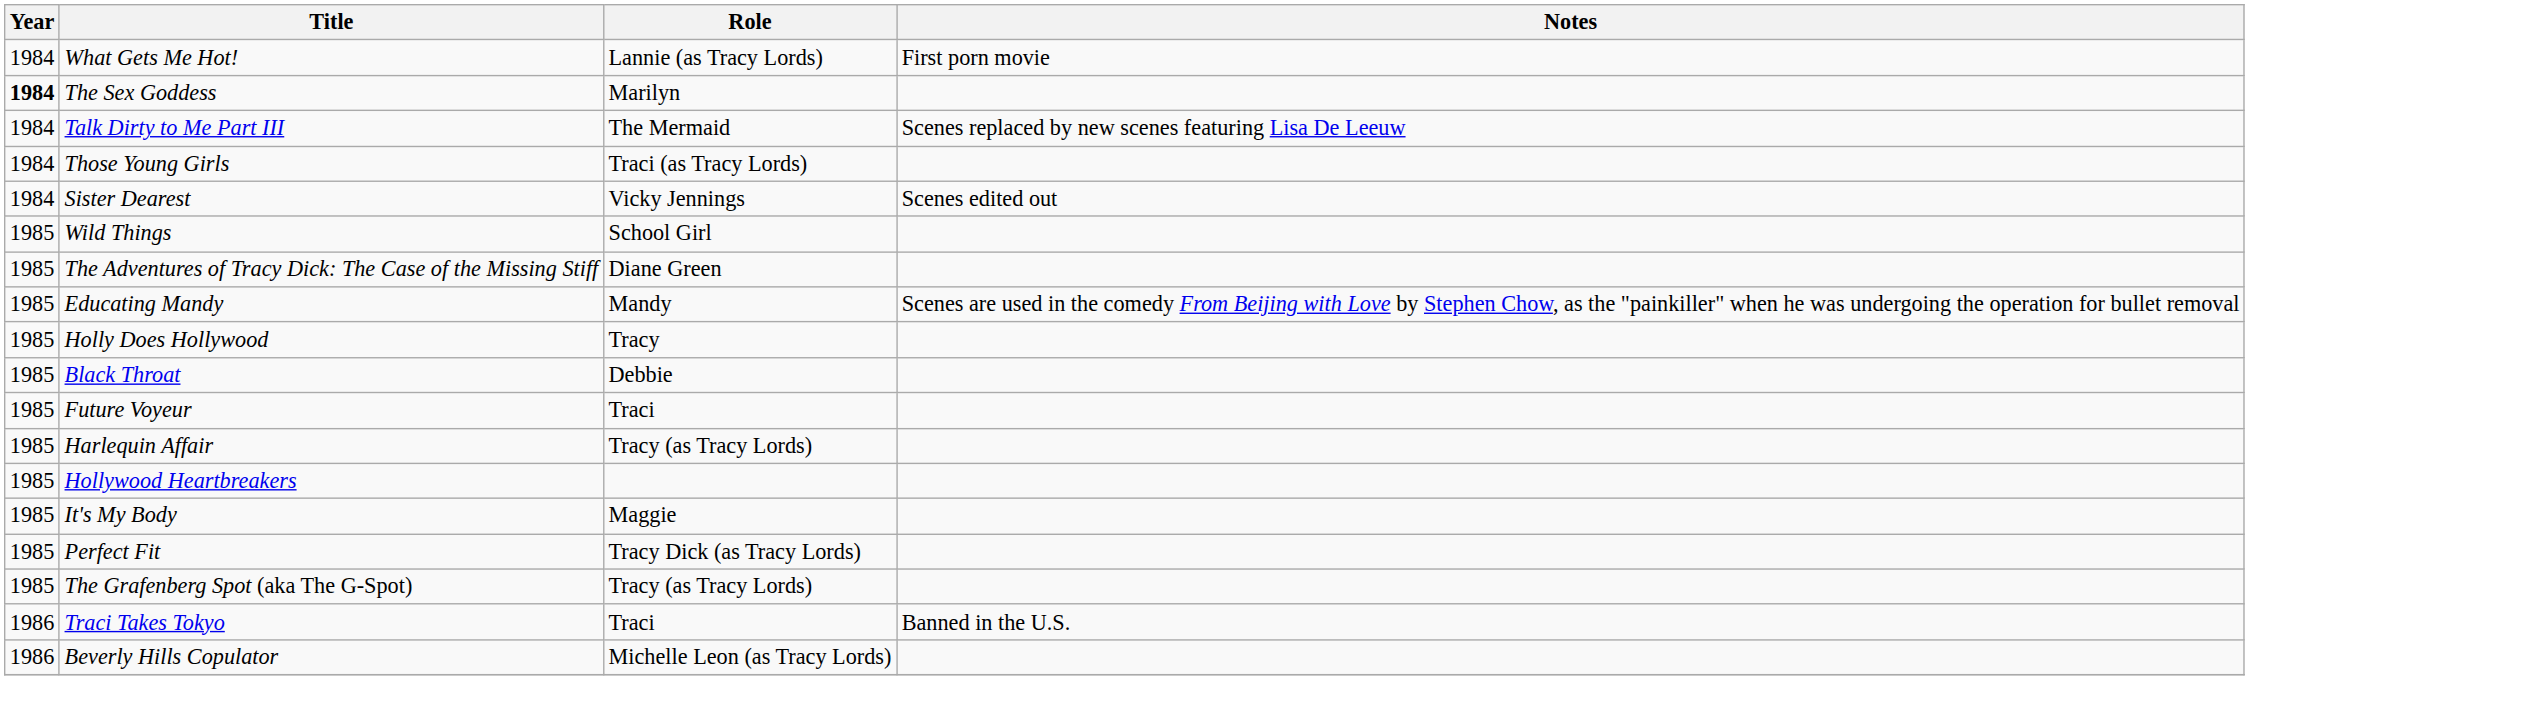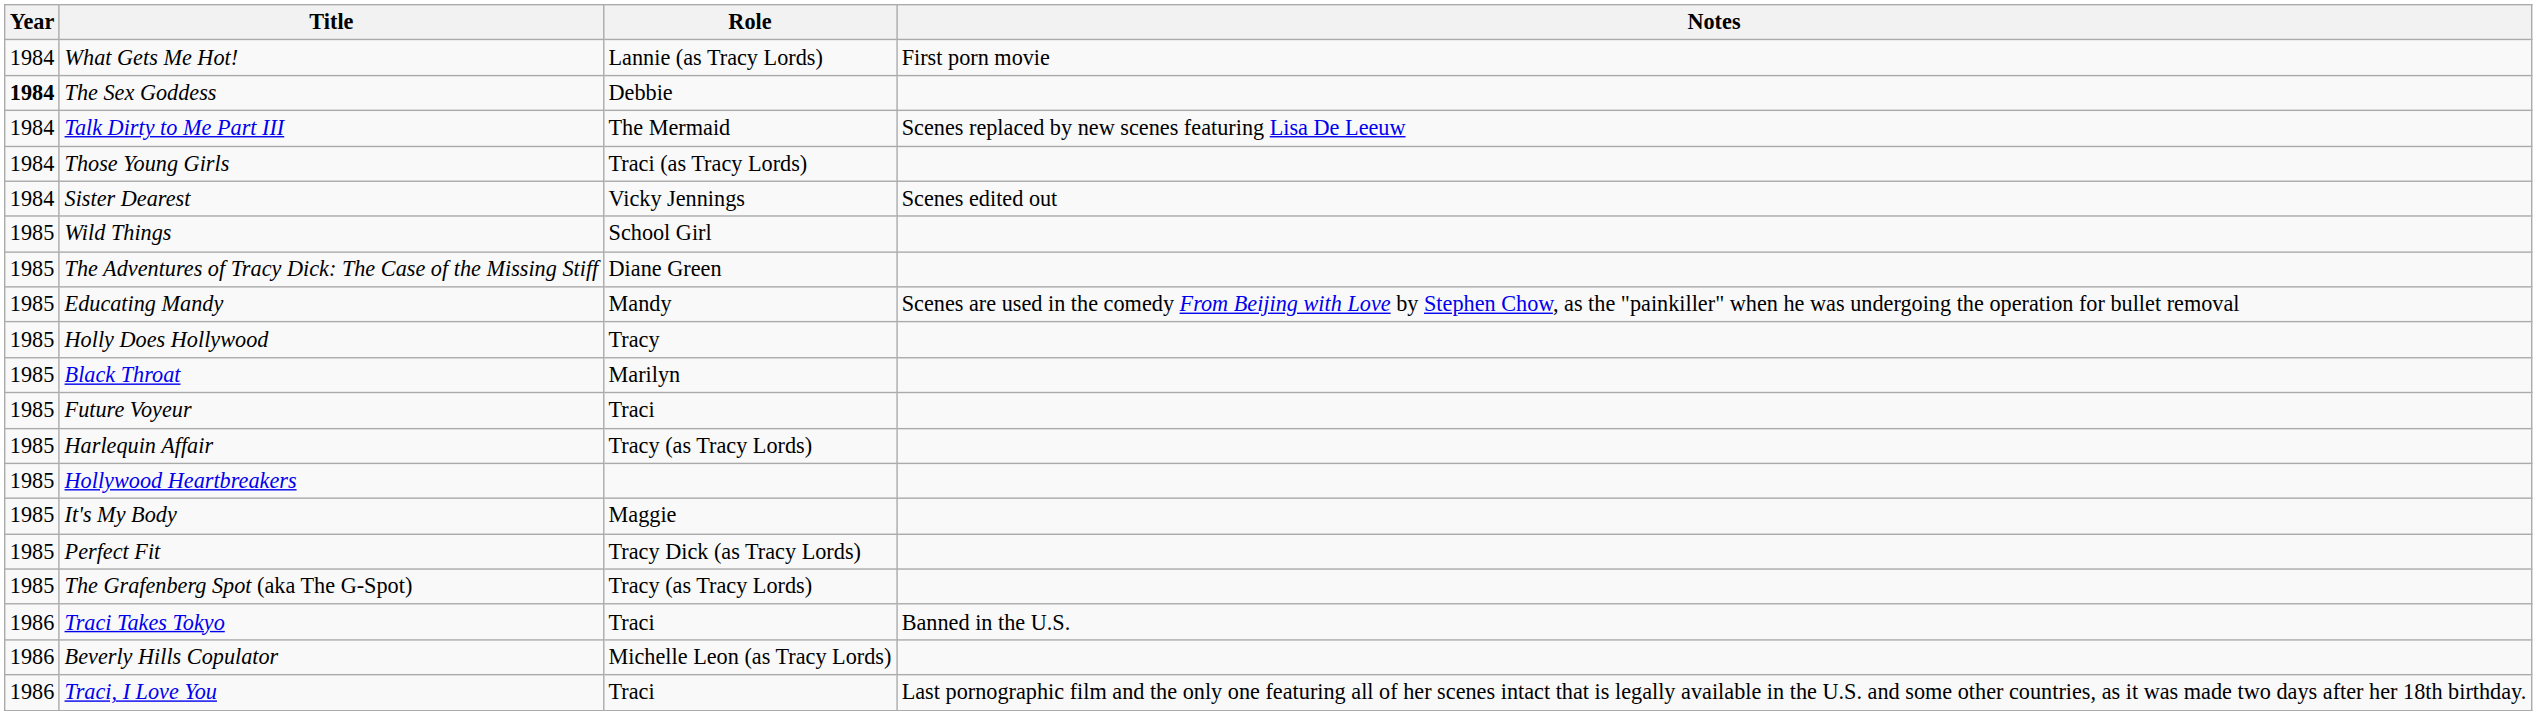(644, 92) Marilyn -> (641, 92) Debbie
(641, 374) Debbie -> (644, 374) Marilyn
+ row: (141, 692)
